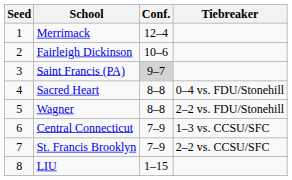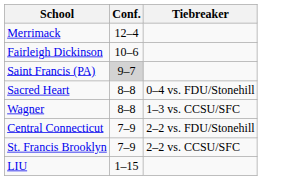- column: (19, 14)
(230, 109) 2–2 vs. FDU/Stonehill -> (193, 109) 1–3 vs. CCSU/SFC
(223, 128) 1–3 vs. CCSU/SFC -> (200, 128) 2–2 vs. FDU/Stonehill
